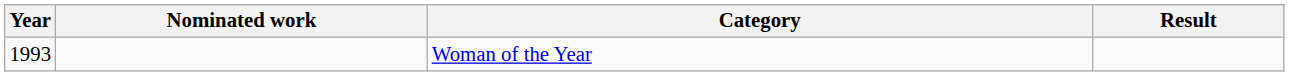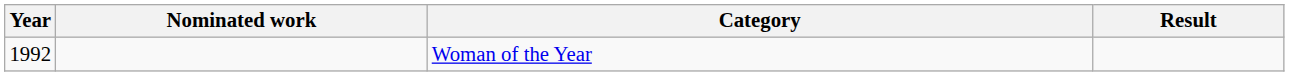(30, 53) 1993 -> (30, 53) 1992
